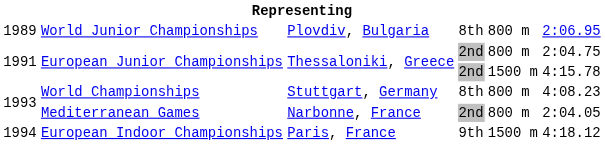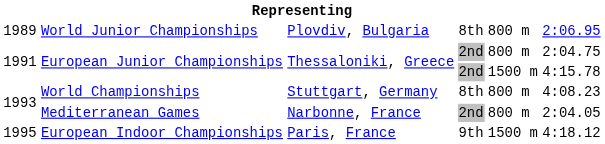(20, 133) 1994 -> (20, 133) 1995
